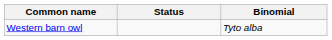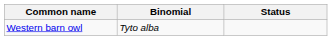columns swapped: (274, 12) <-> (169, 12)
